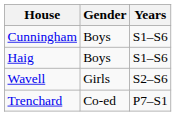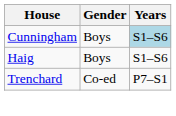(150, 36) no background -> (150, 36) lightblue background
- row: (26, 79)
